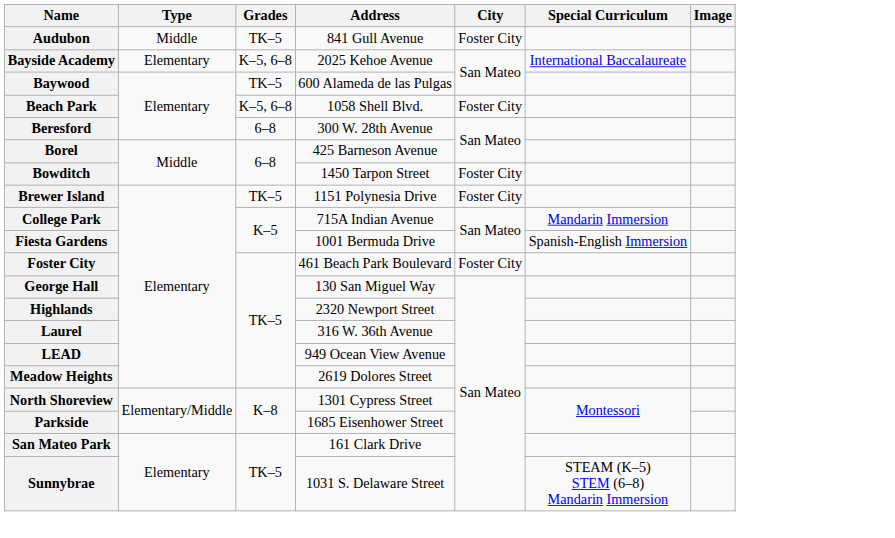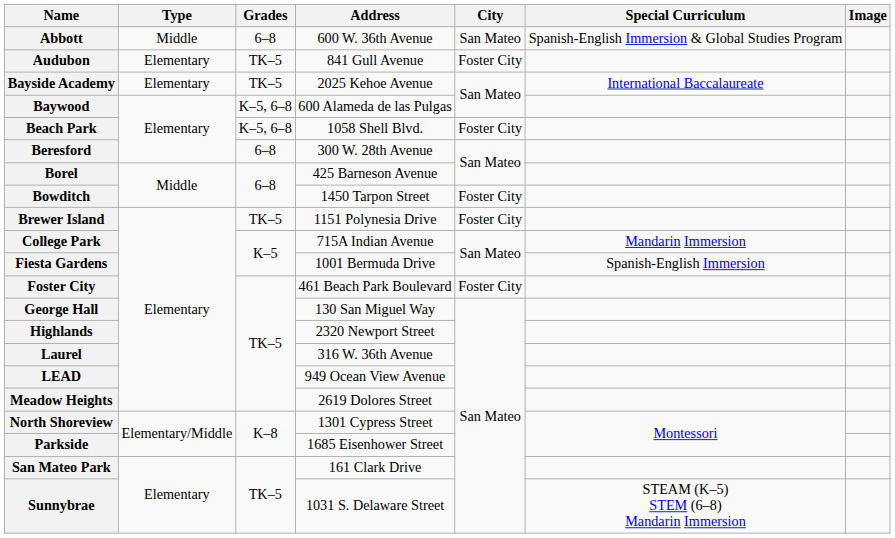+ row: (61, 38)
(177, 38) Middle -> (177, 60) Elementary
(265, 60) K–5, 6–8 -> (265, 83) TK–5
(265, 83) TK–5 -> (265, 106) K–5, 6–8
